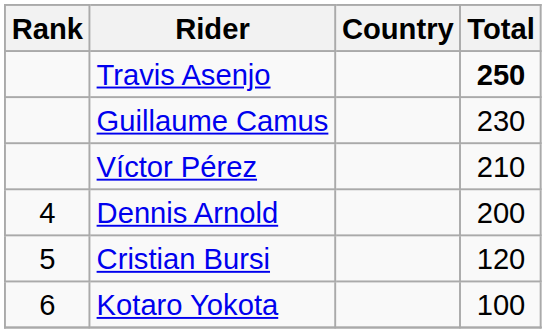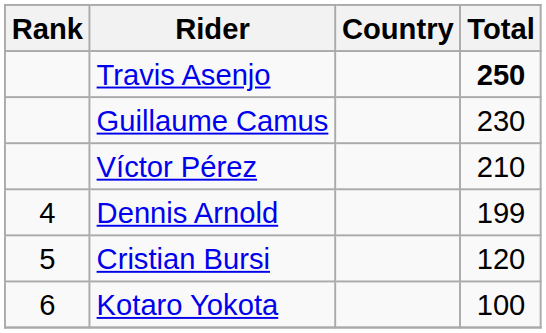(501, 213) 200 -> (501, 213) 199
